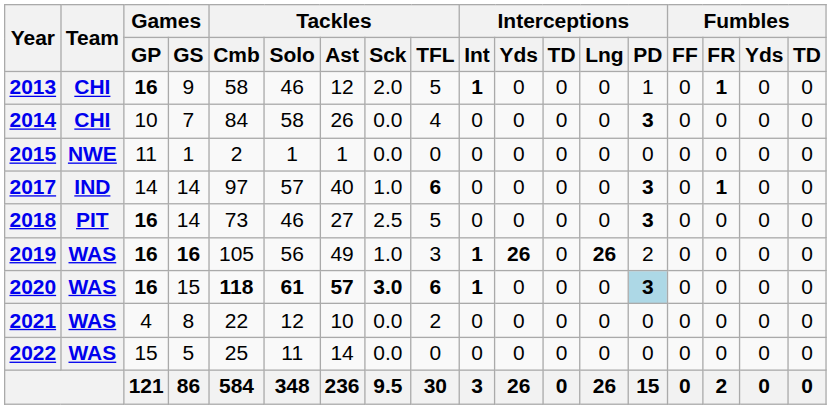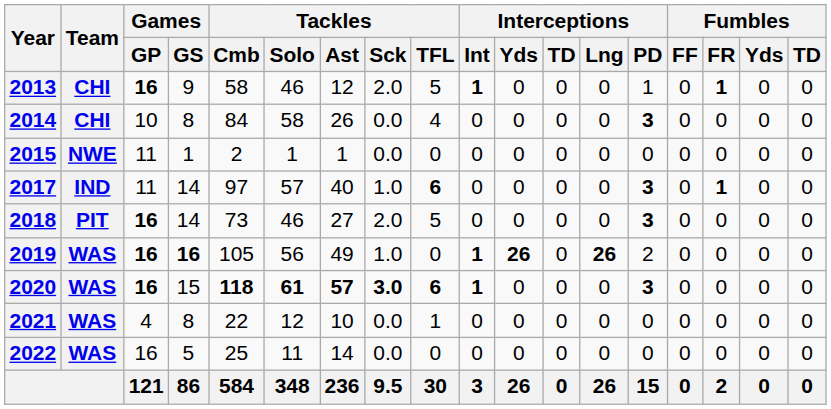(188, 120) 7 -> (188, 120) 8
(146, 187) 14 -> (146, 187) 11
(388, 220) 2.5 -> (388, 220) 2.0
(435, 253) 3 -> (435, 253) 0
(648, 287) lightblue background -> (648, 287) no background
(435, 320) 2 -> (435, 320) 1
(146, 353) 15 -> (146, 353) 16
